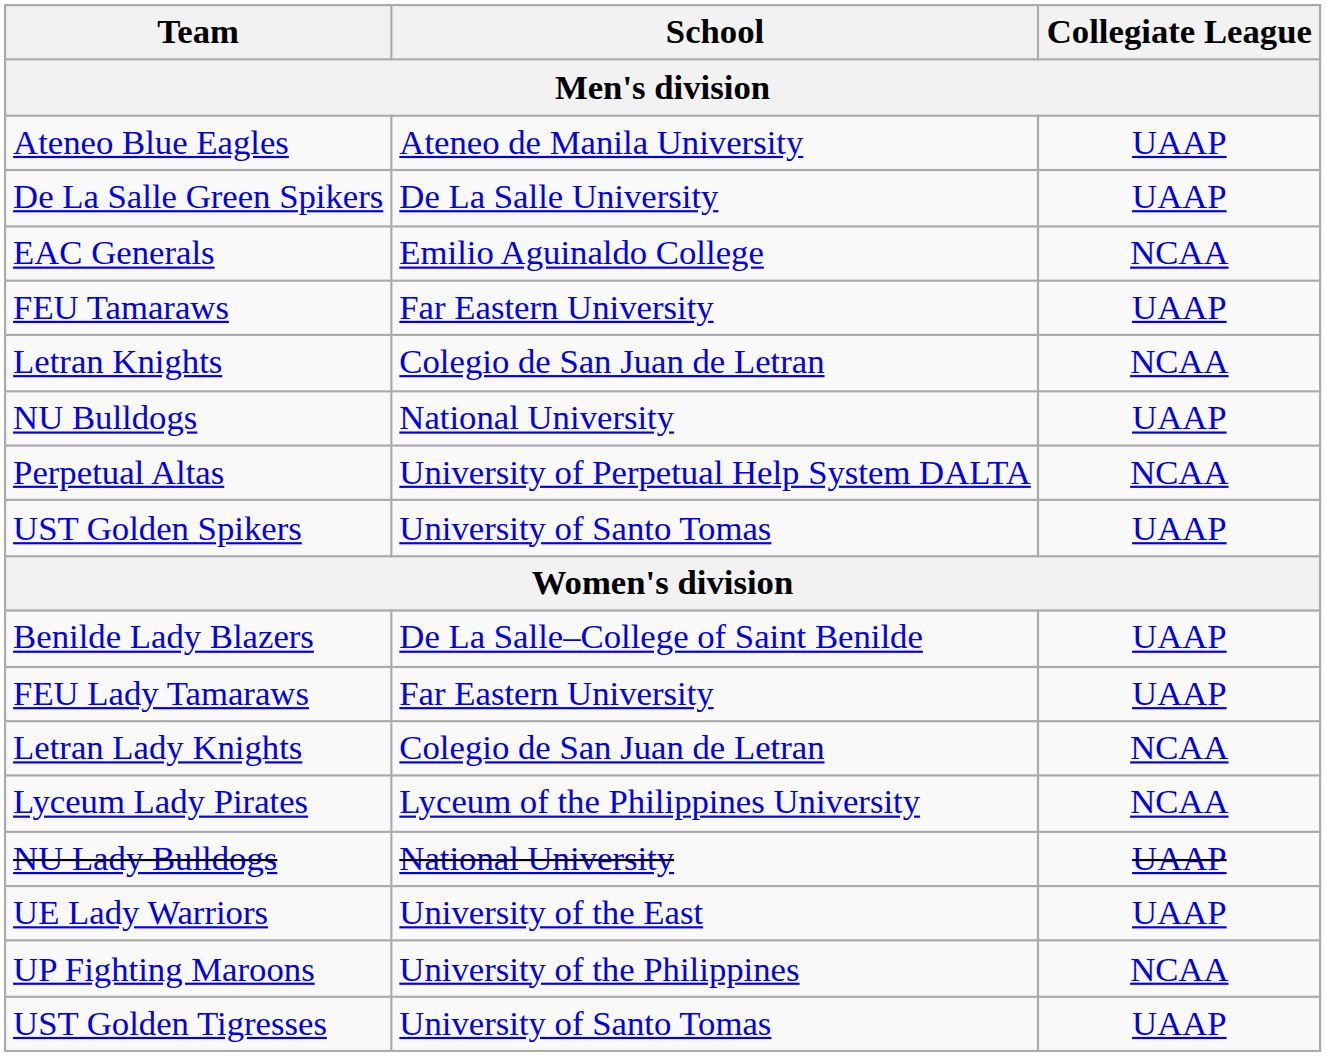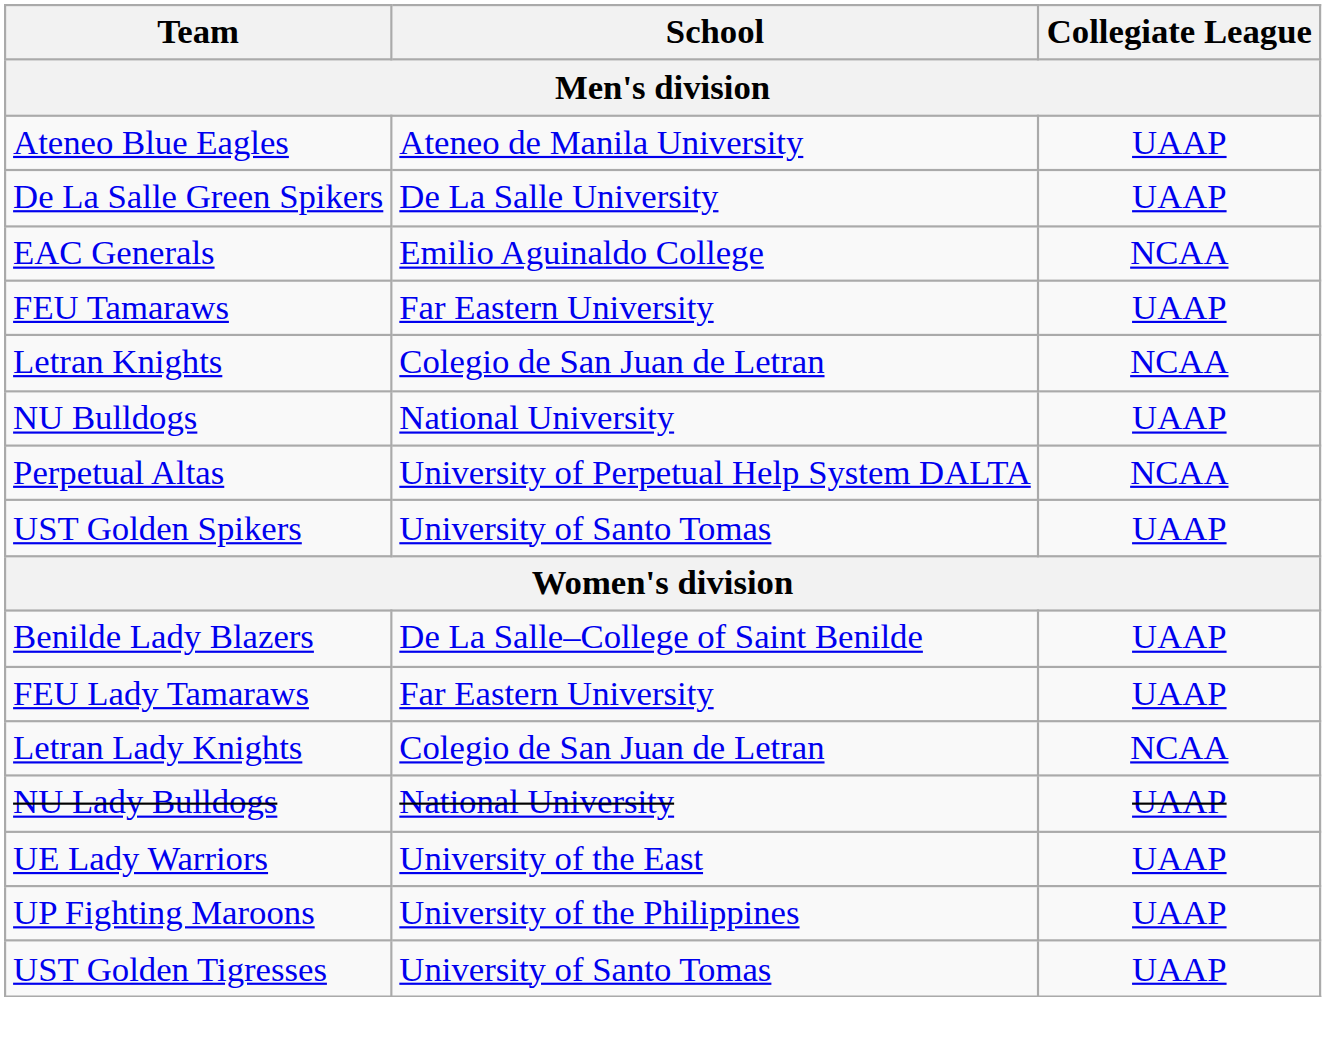- row: (161, 802)
(1179, 968) NCAA -> (1179, 913) UAAP
